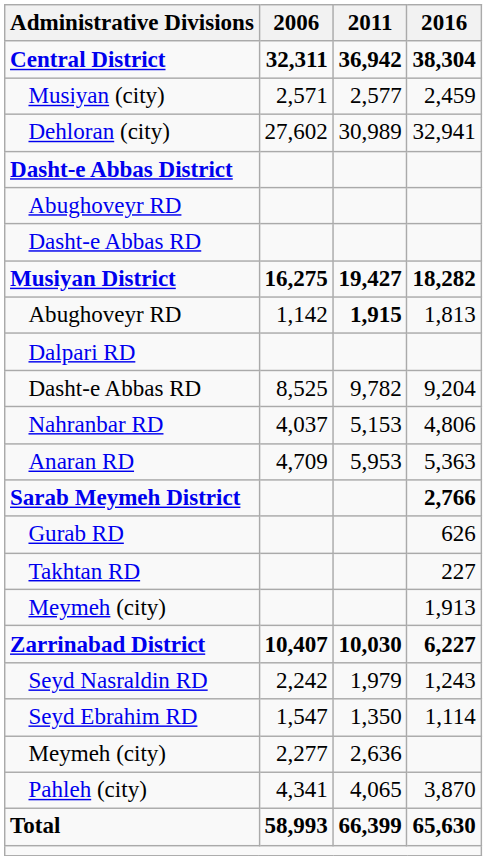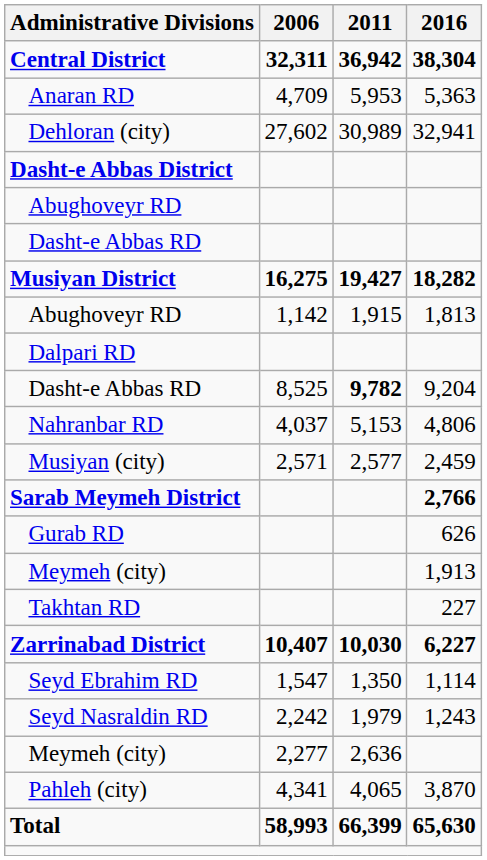rows swapped: (81, 461) <-> (97, 95)
(376, 315) bold -> (376, 315) normal
(376, 388) normal -> (376, 388) bold
rows swapped: (84, 570) <-> (97, 607)
rows swapped: (113, 717) <-> (118, 680)
